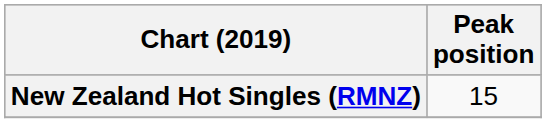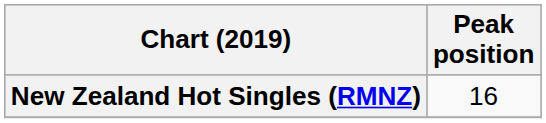(484, 95) 15 -> (484, 95) 16
